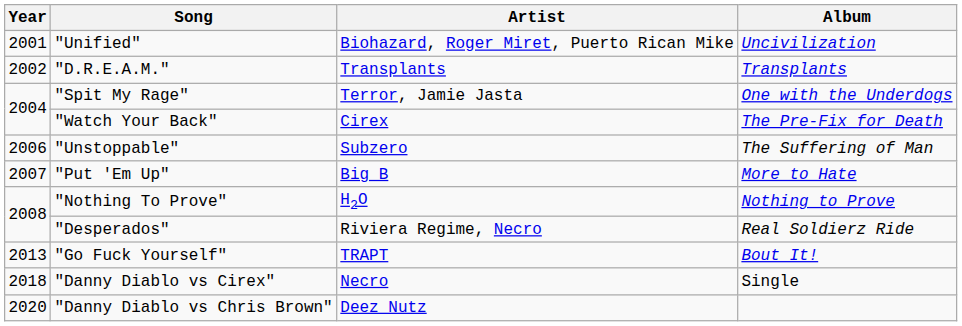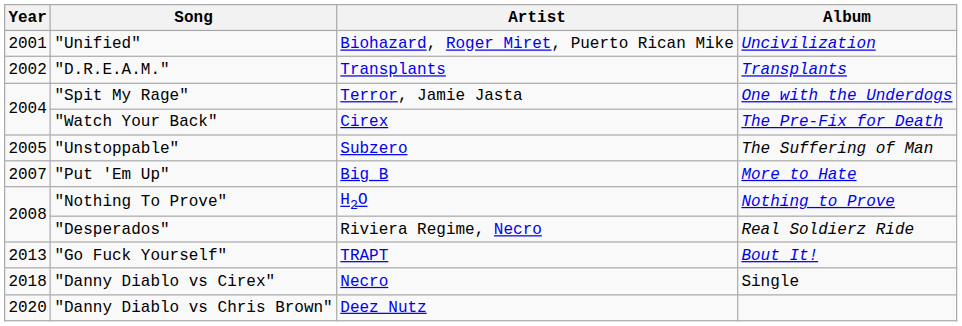(28, 148) 2006 -> (28, 148) 2005
